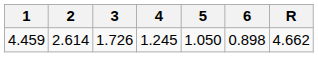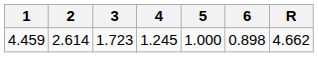(115, 39) 1.726 -> (115, 39) 1.723
(203, 39) 1.050 -> (203, 39) 1.000
